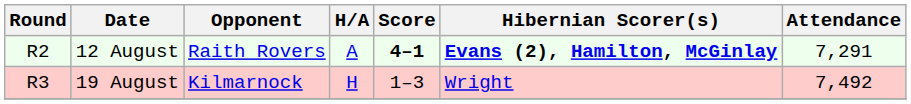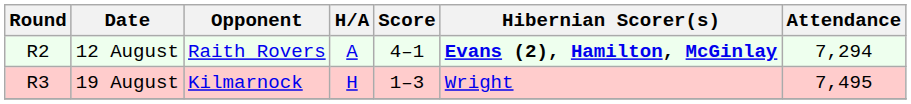(407, 51) bold -> (407, 51) normal
(844, 51) 7,291 -> (844, 51) 7,294
(844, 83) 7,492 -> (844, 83) 7,495
